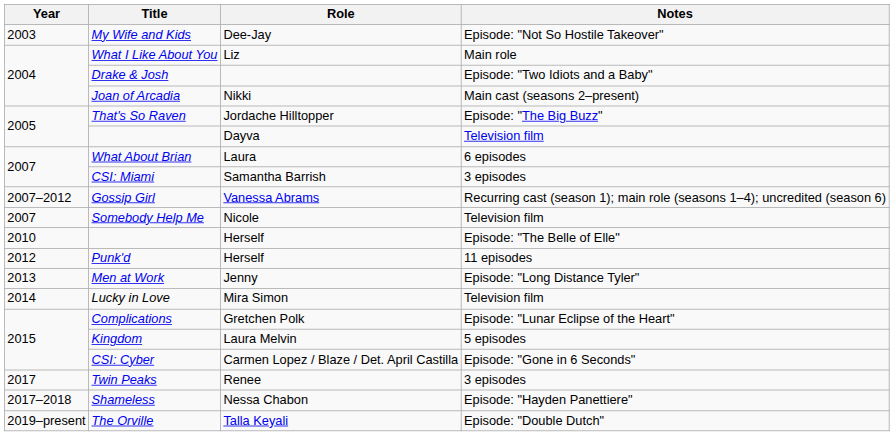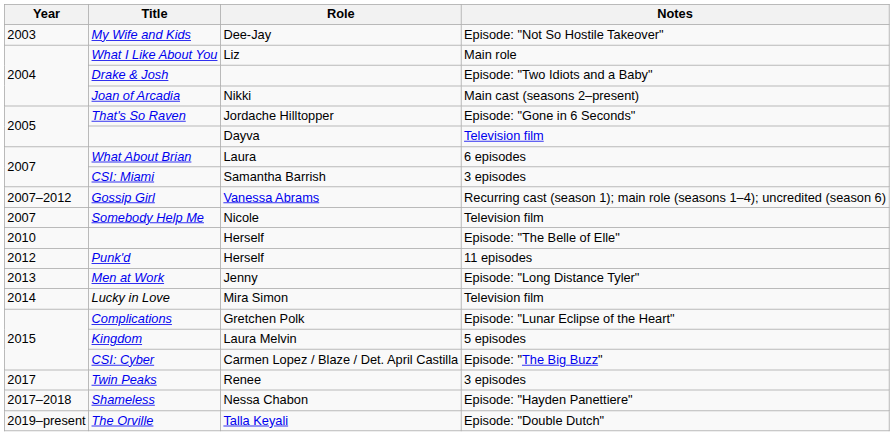(533, 116) Episode: "The Big Buzz" -> (550, 116) Episode: "Gone in 6 Seconds"
(550, 359) Episode: "Gone in 6 Seconds" -> (533, 359) Episode: "The Big Buzz"
